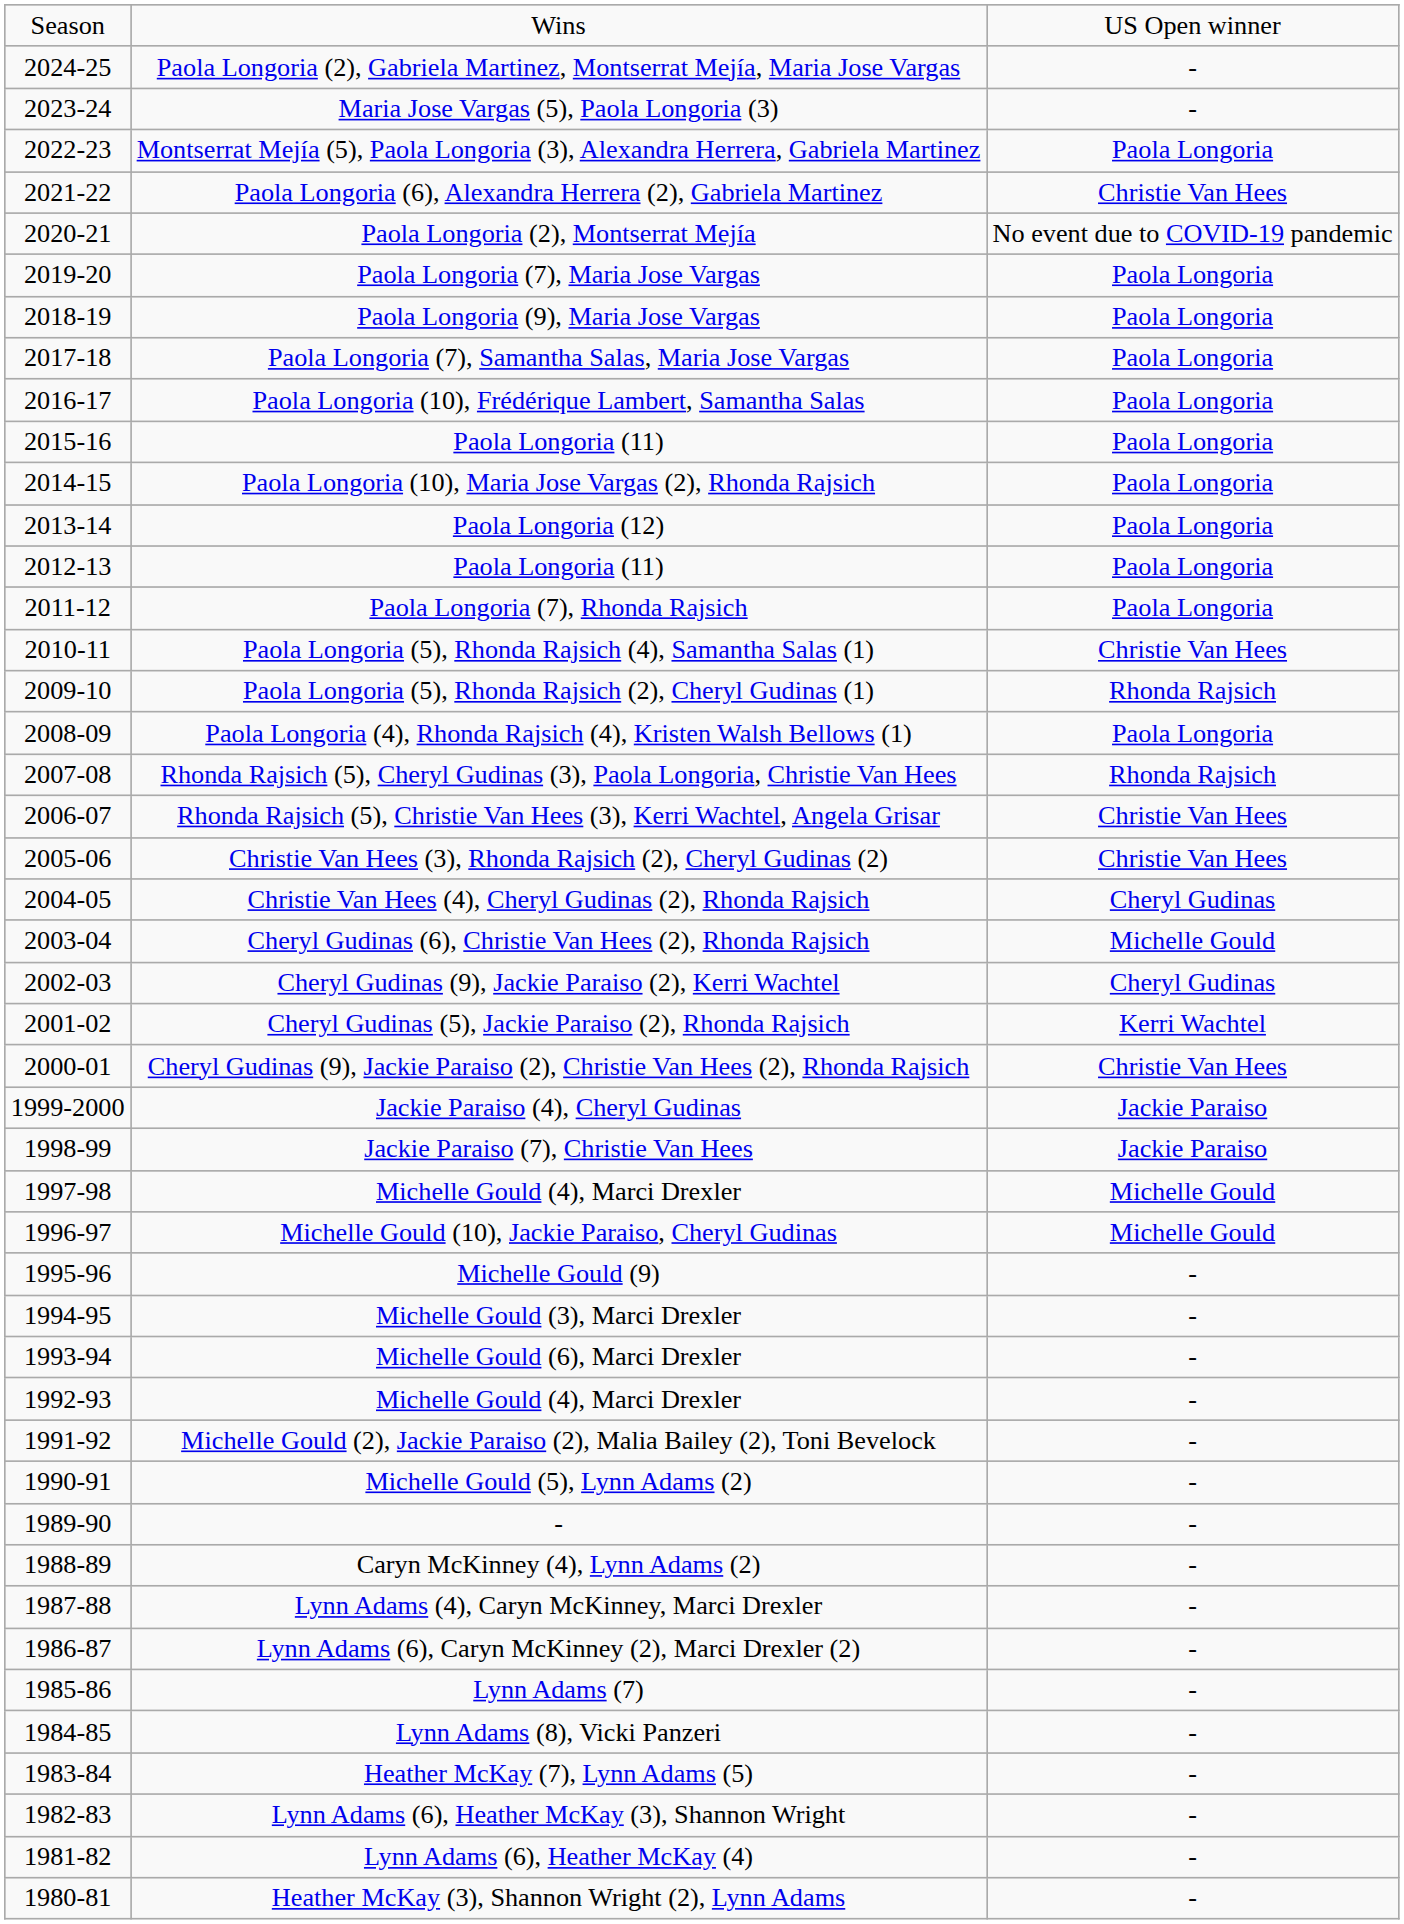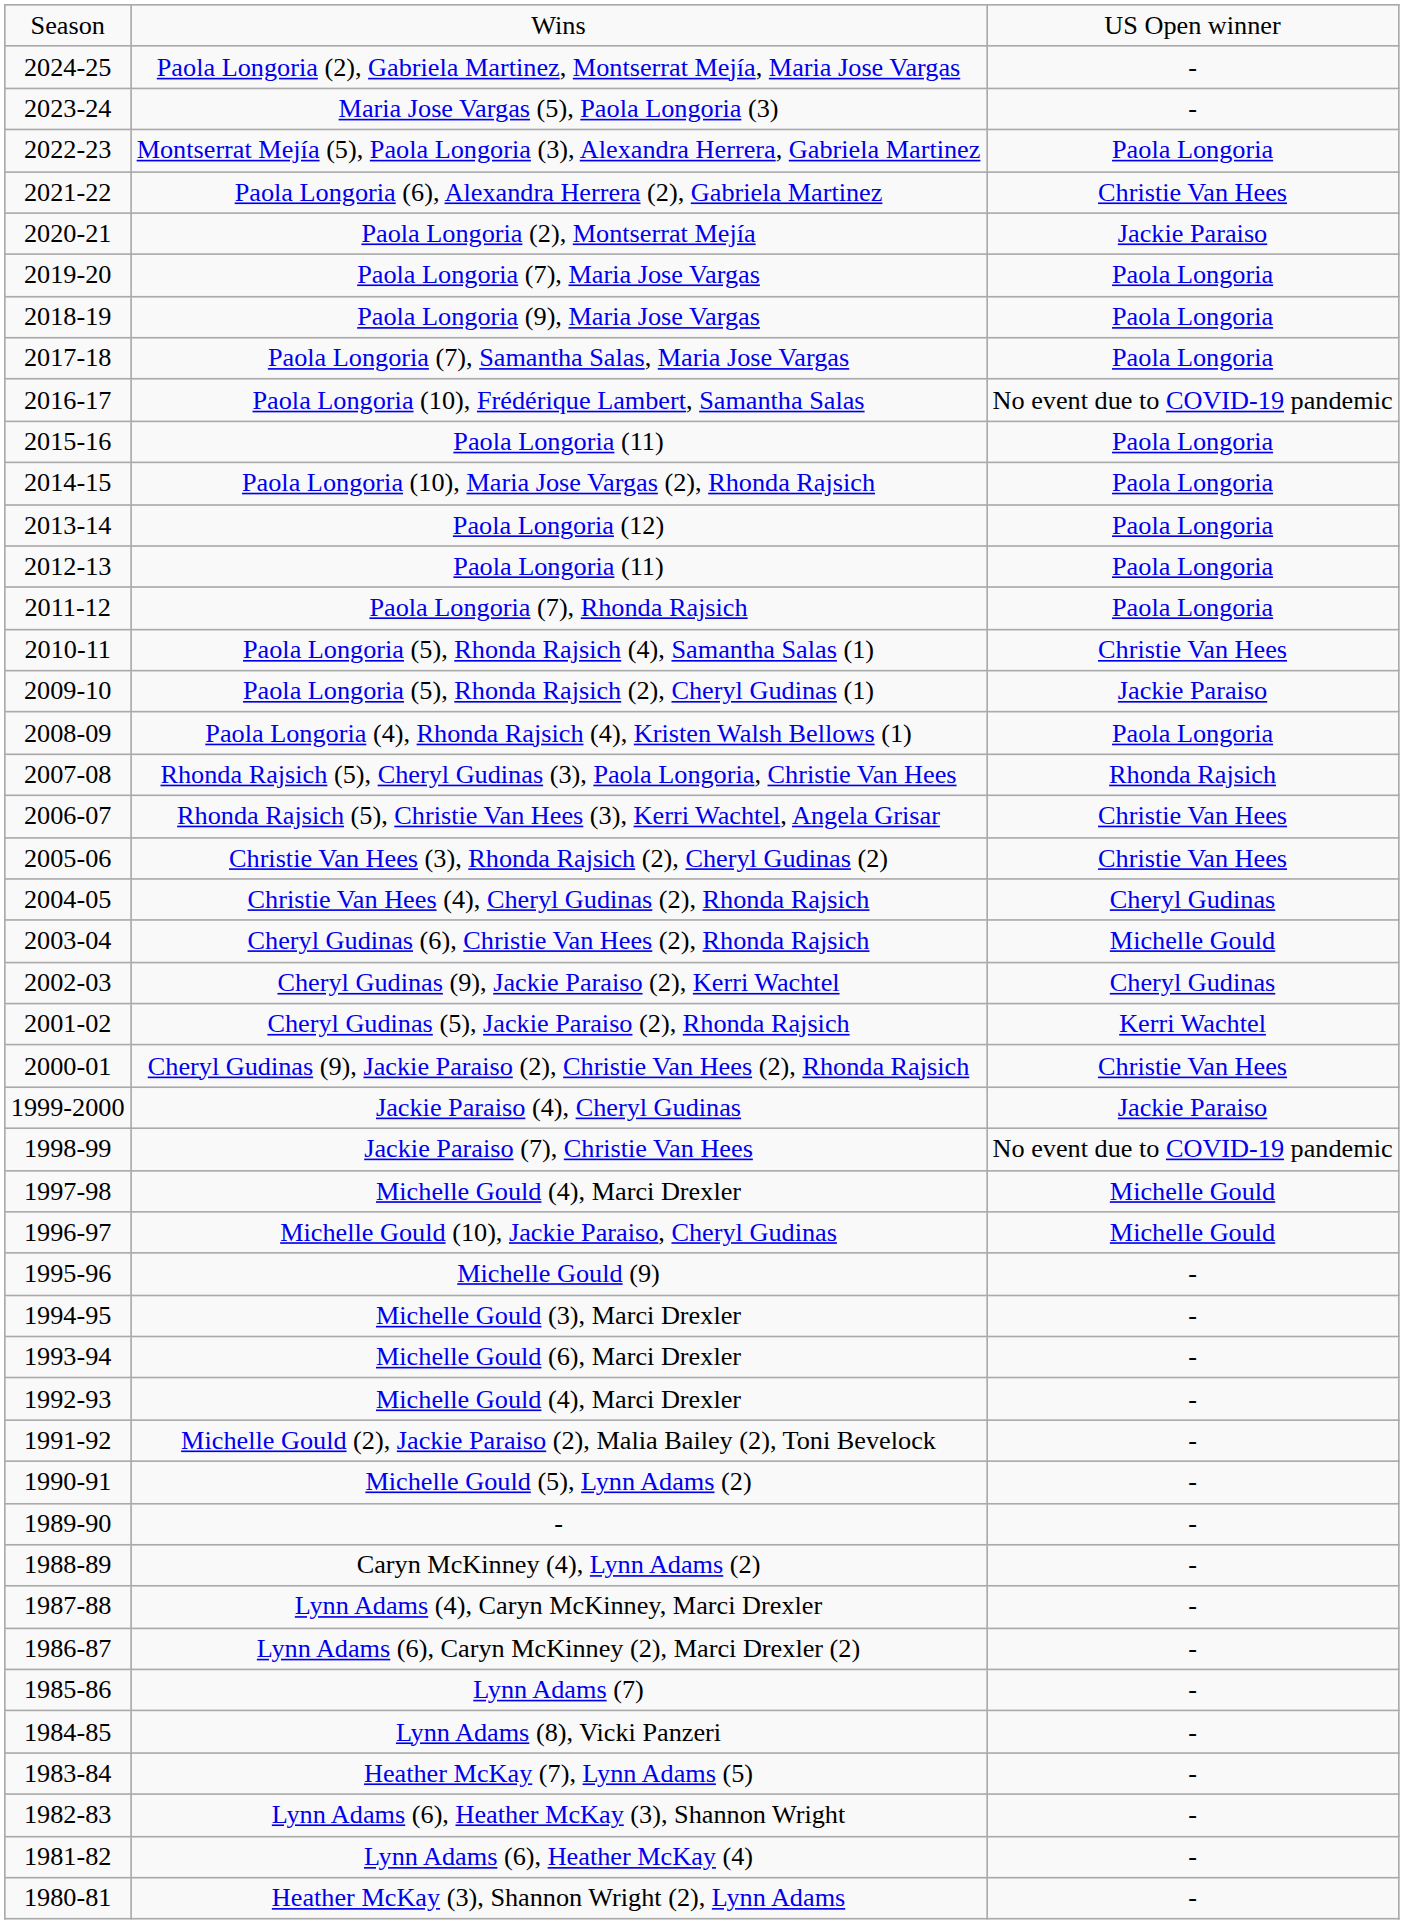(1193, 233) No event due to COVID-19 pandemic -> (1193, 233) Jackie Paraiso
(1193, 399) Paola Longoria -> (1193, 399) No event due to COVID-19 pandemic
(1193, 691) Rhonda Rajsich -> (1193, 691) Jackie Paraiso
(1193, 1148) Jackie Paraiso -> (1193, 1148) No event due to COVID-19 pandemic
